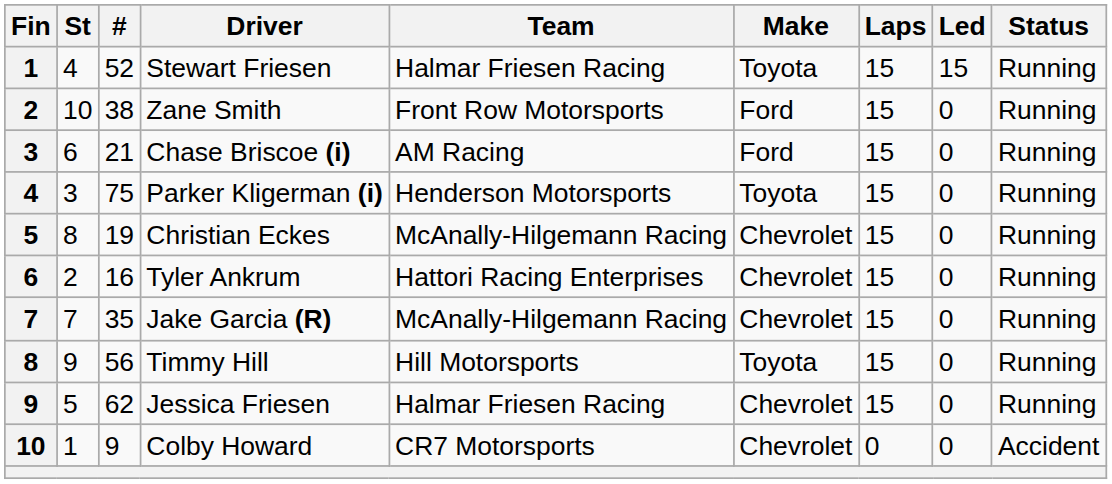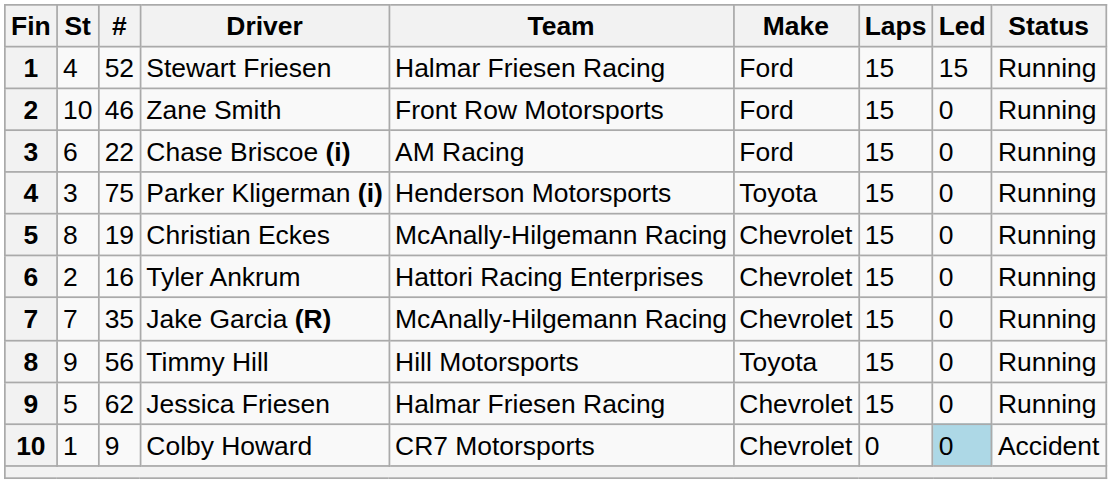(778, 68) Toyota -> (766, 68) Ford
(119, 110) 38 -> (119, 110) 46
(119, 152) 21 -> (119, 152) 22
(946, 445) no background -> (946, 445) lightblue background
